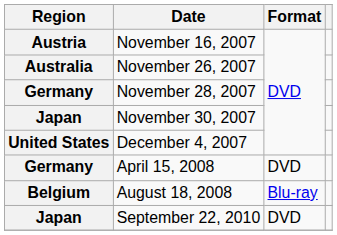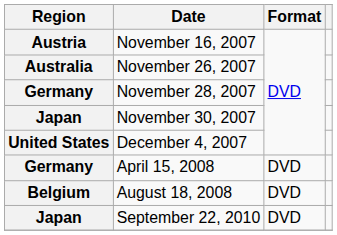(293, 192) Blu-ray -> (284, 192) DVD
